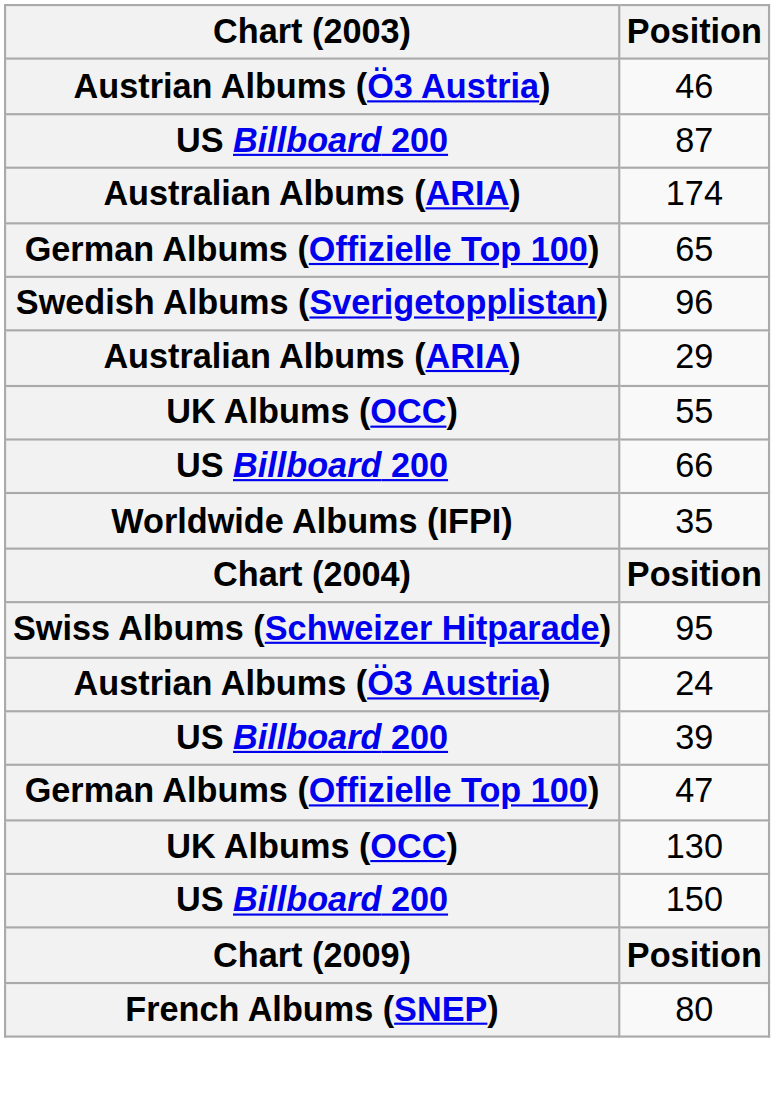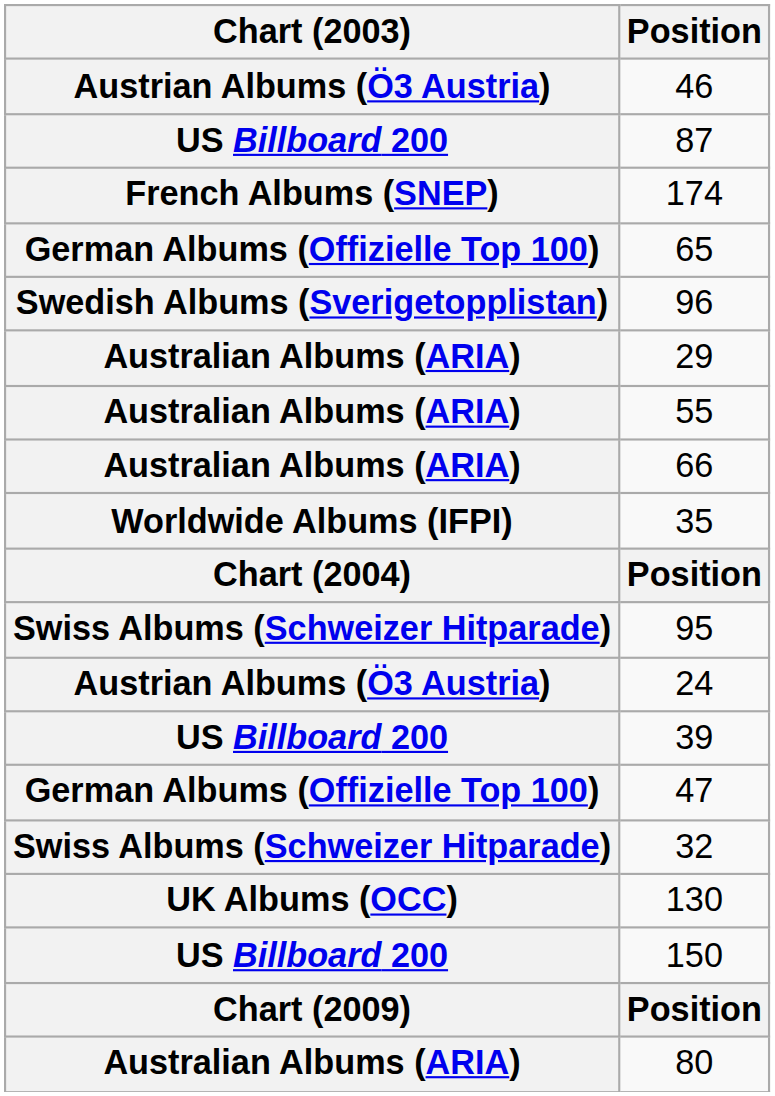(312, 194) Australian Albums (ARIA) -> (312, 194) French Albums (SNEP)
(312, 411) UK Albums (OCC) -> (312, 411) Australian Albums (ARIA)
(312, 466) US Billboard 200 -> (312, 466) Australian Albums (ARIA)
+ row: (694, 846)
(312, 1009) French Albums (SNEP) -> (312, 1063) Australian Albums (ARIA)
